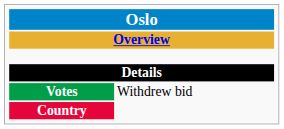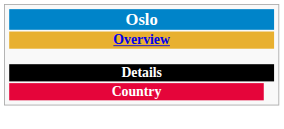- row: (62, 91)
